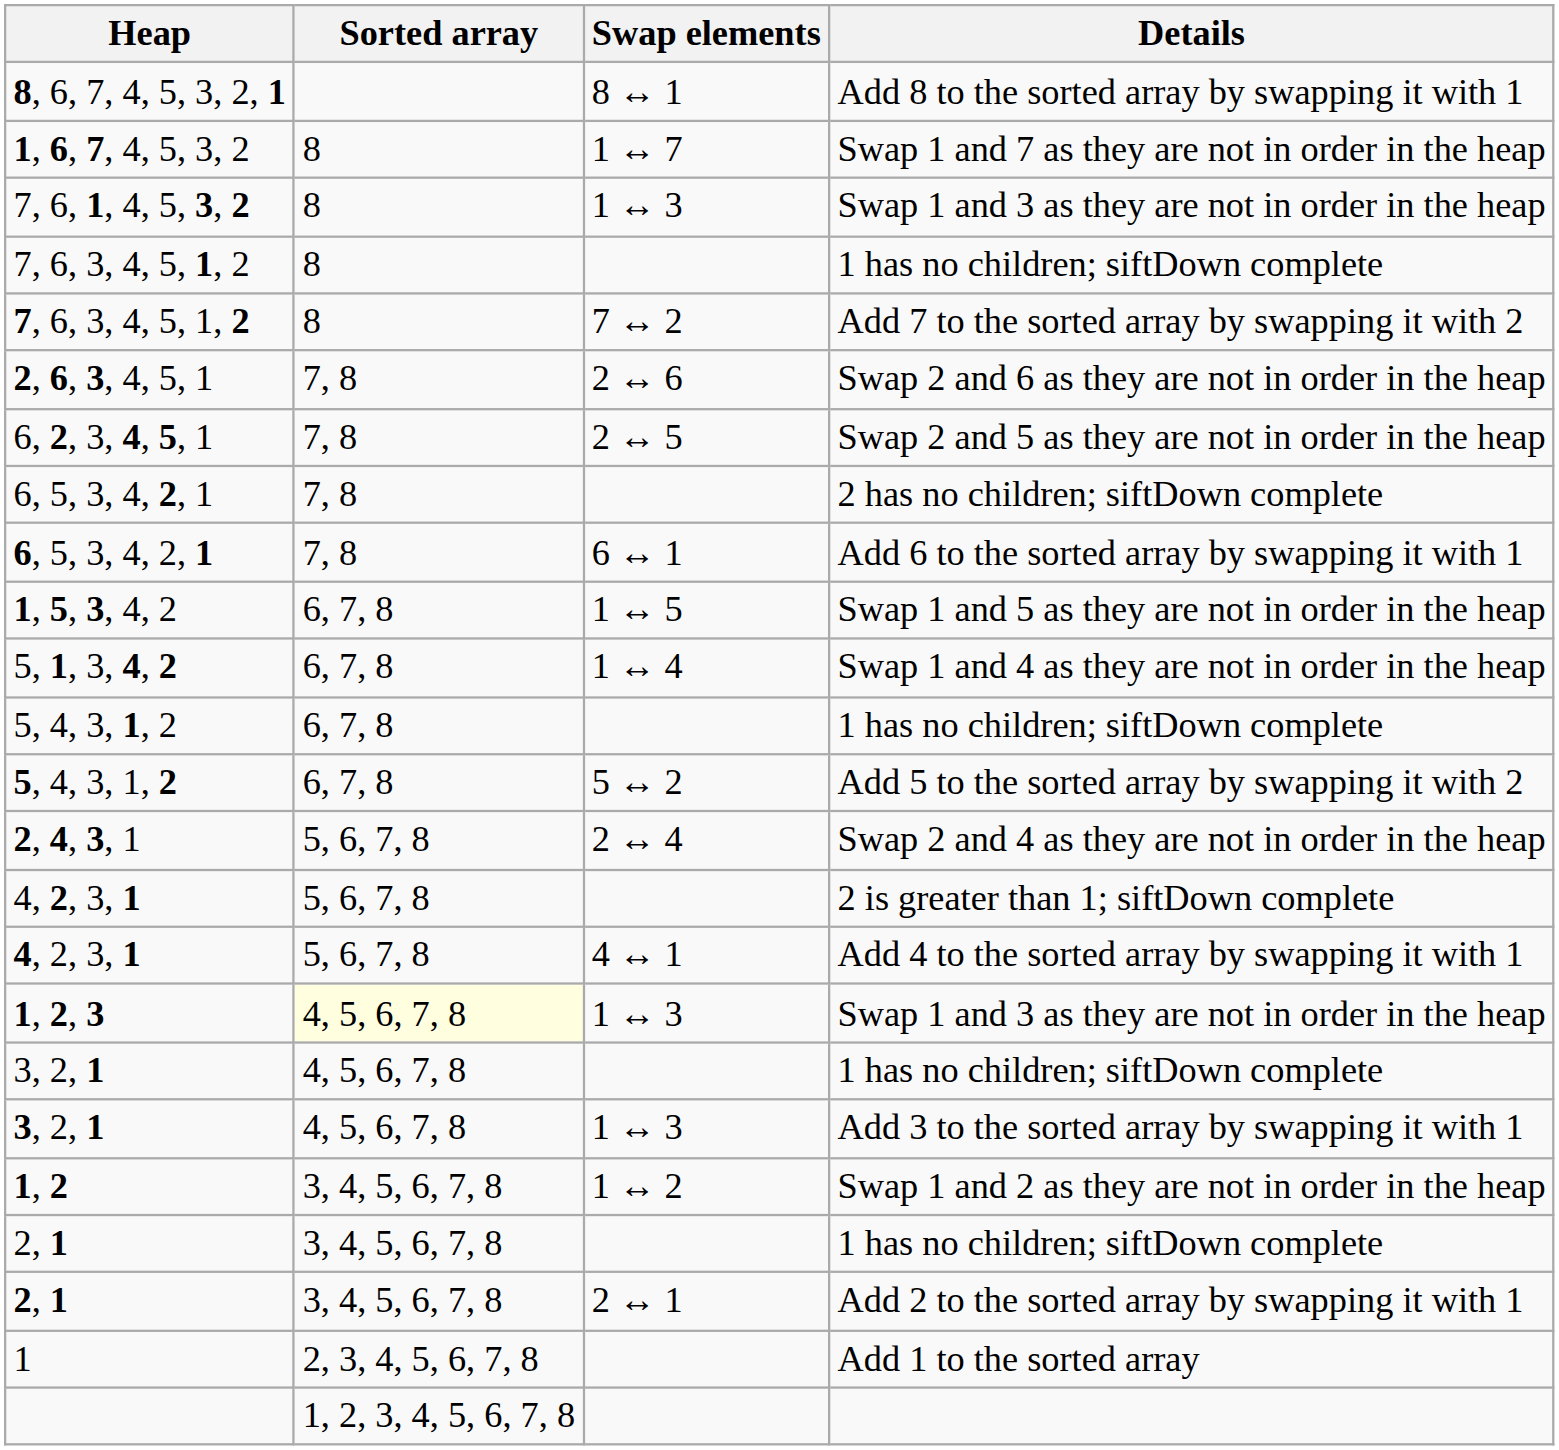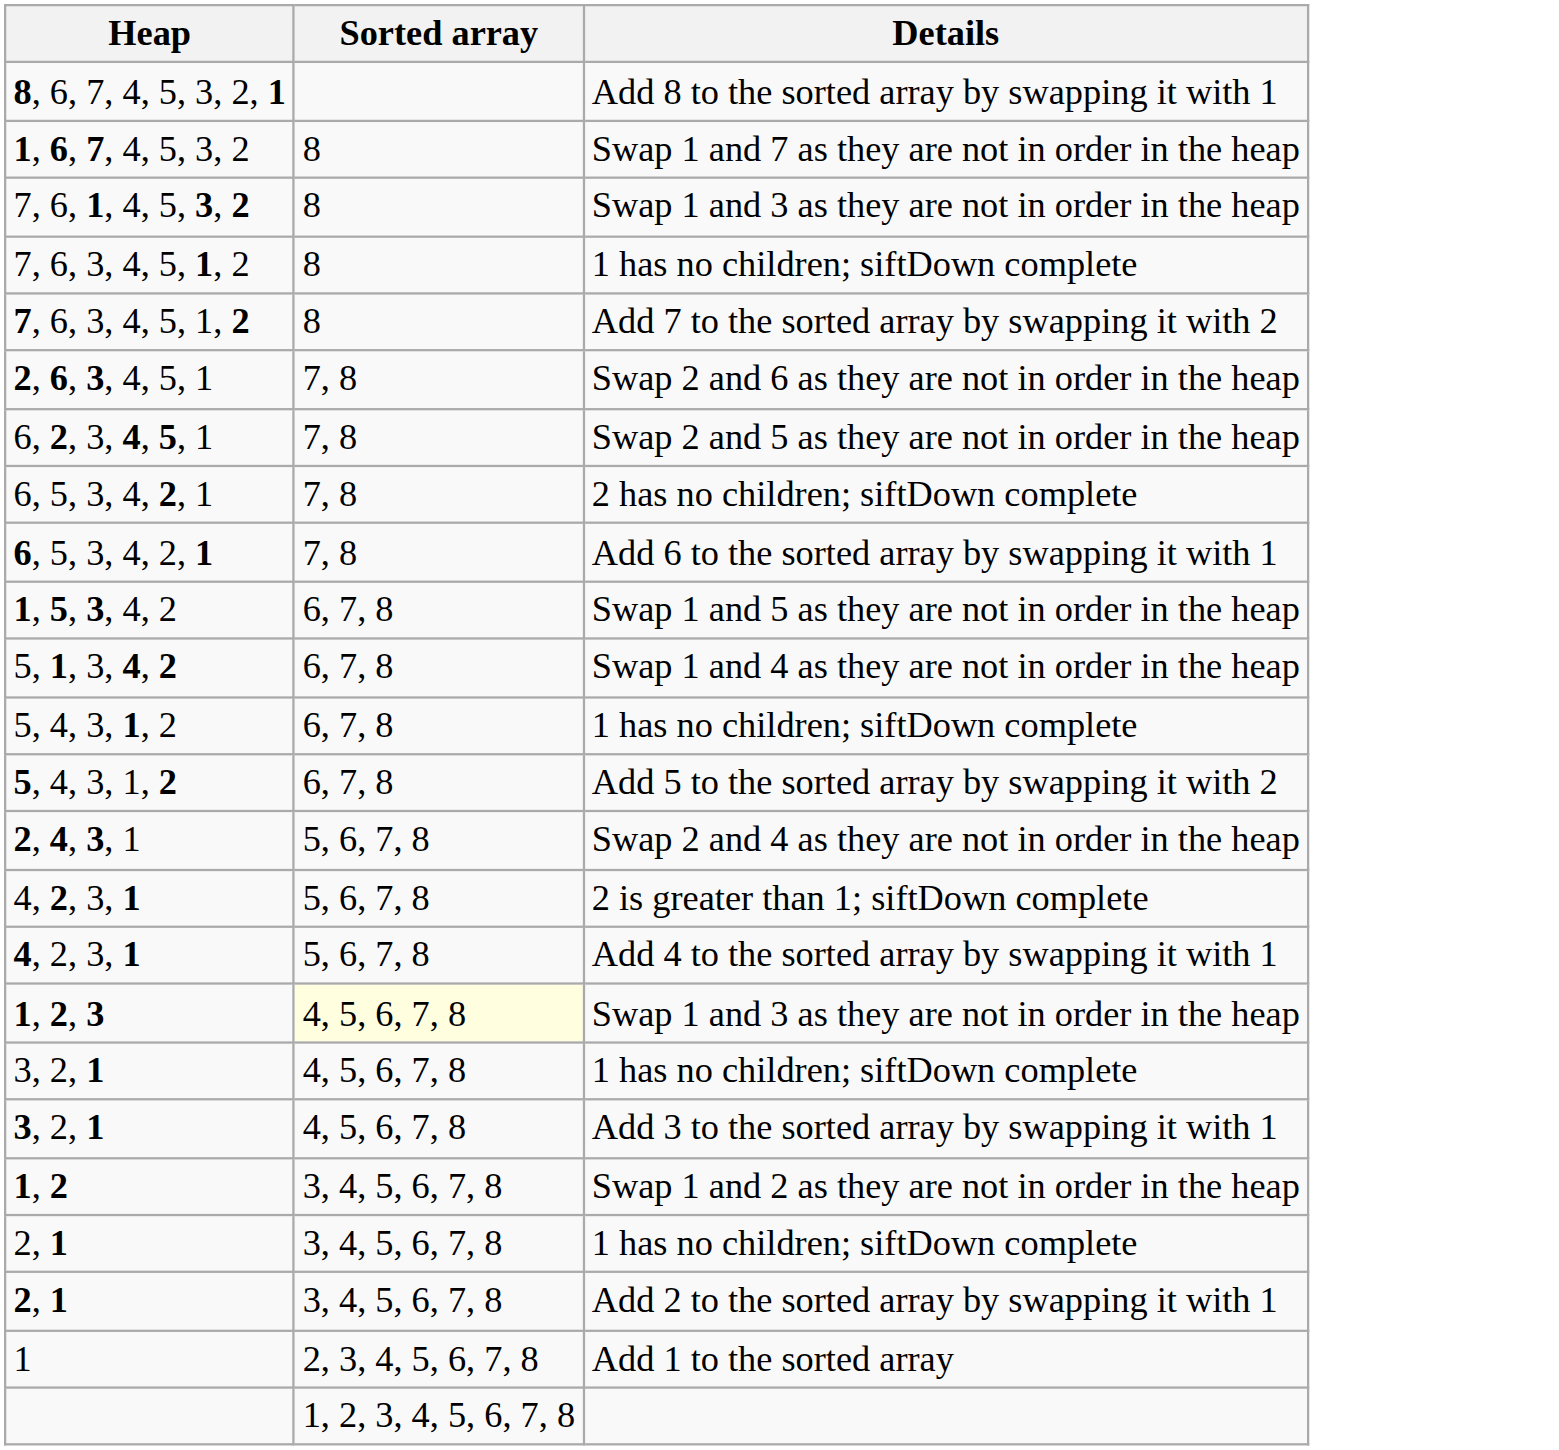- column: (706, 33)
